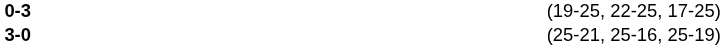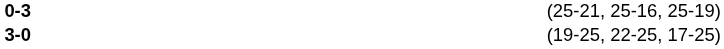(634, 11) (19-25, 22-25, 17-25) -> (634, 11) (25-21, 25-16, 25-19)
(634, 35) (25-21, 25-16, 25-19) -> (634, 35) (19-25, 22-25, 17-25)
